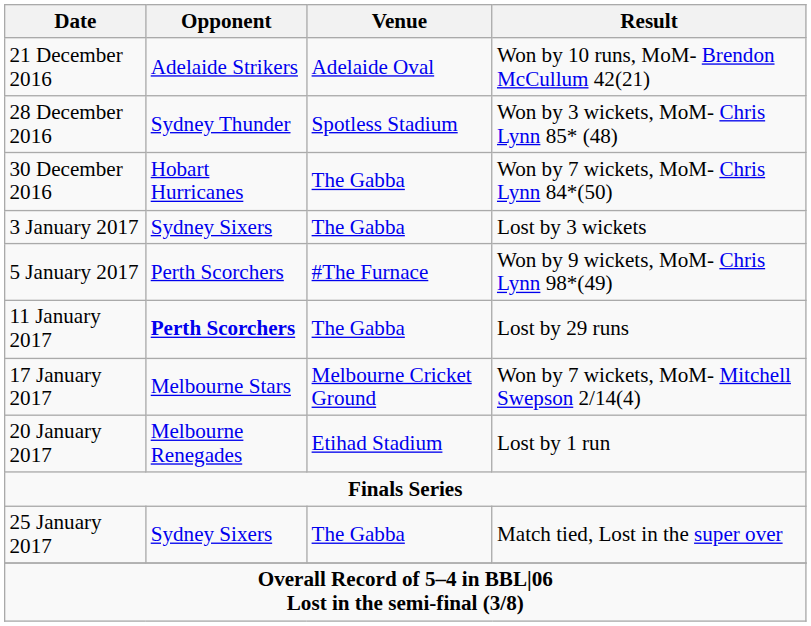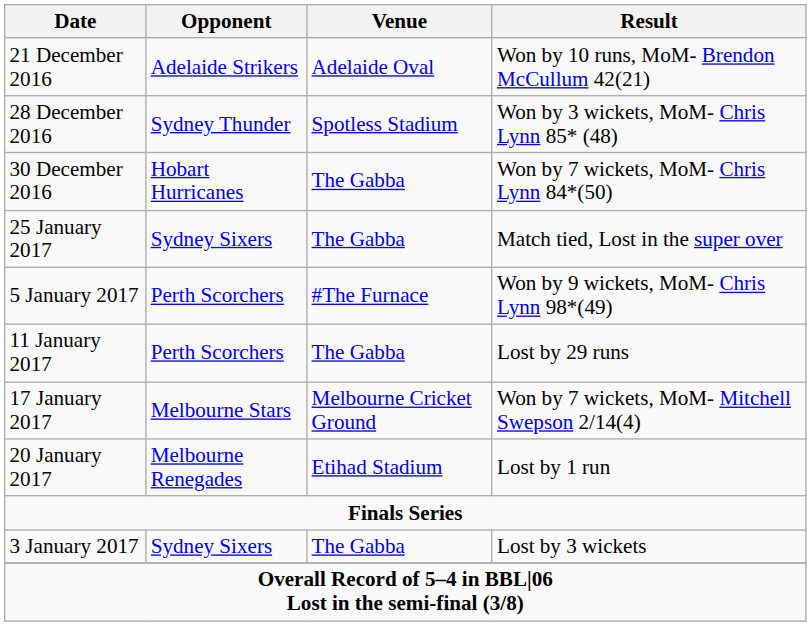rows swapped: (74, 226) <-> (56, 534)
(223, 329) bold -> (217, 352) normal
